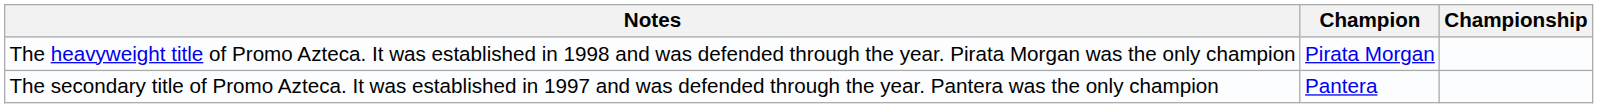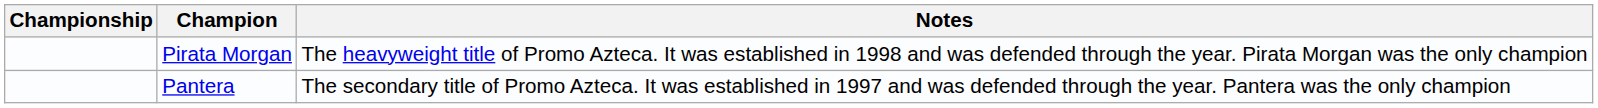columns swapped: (1516, 20) <-> (652, 20)
